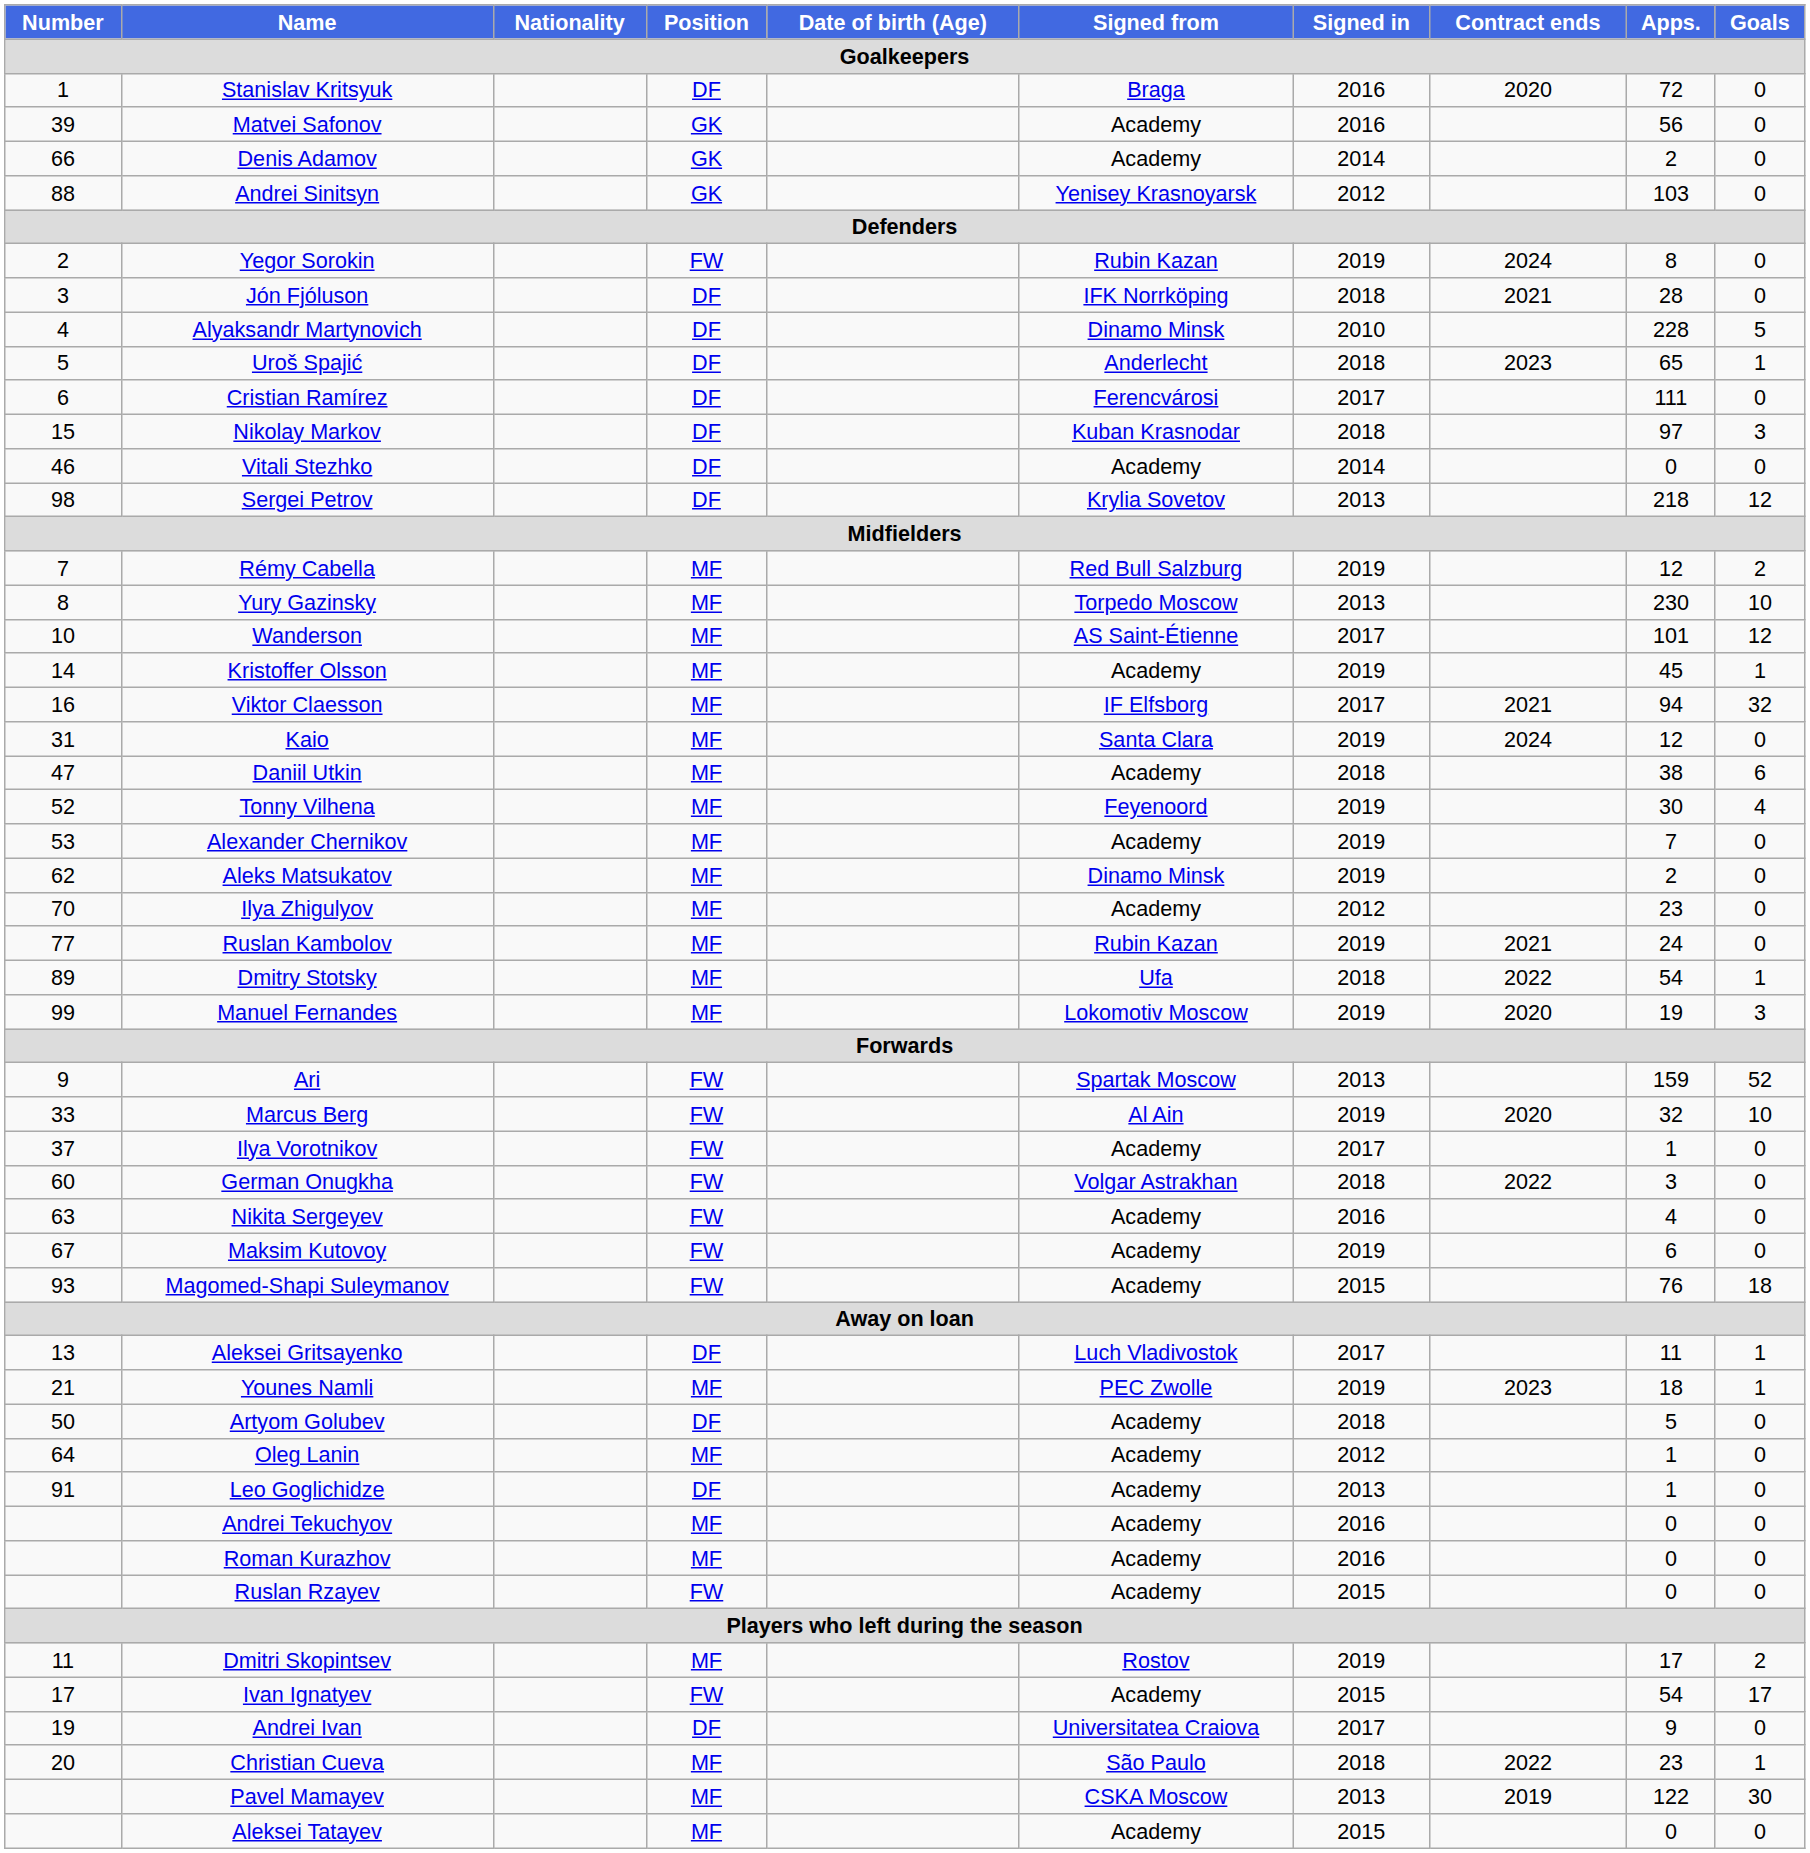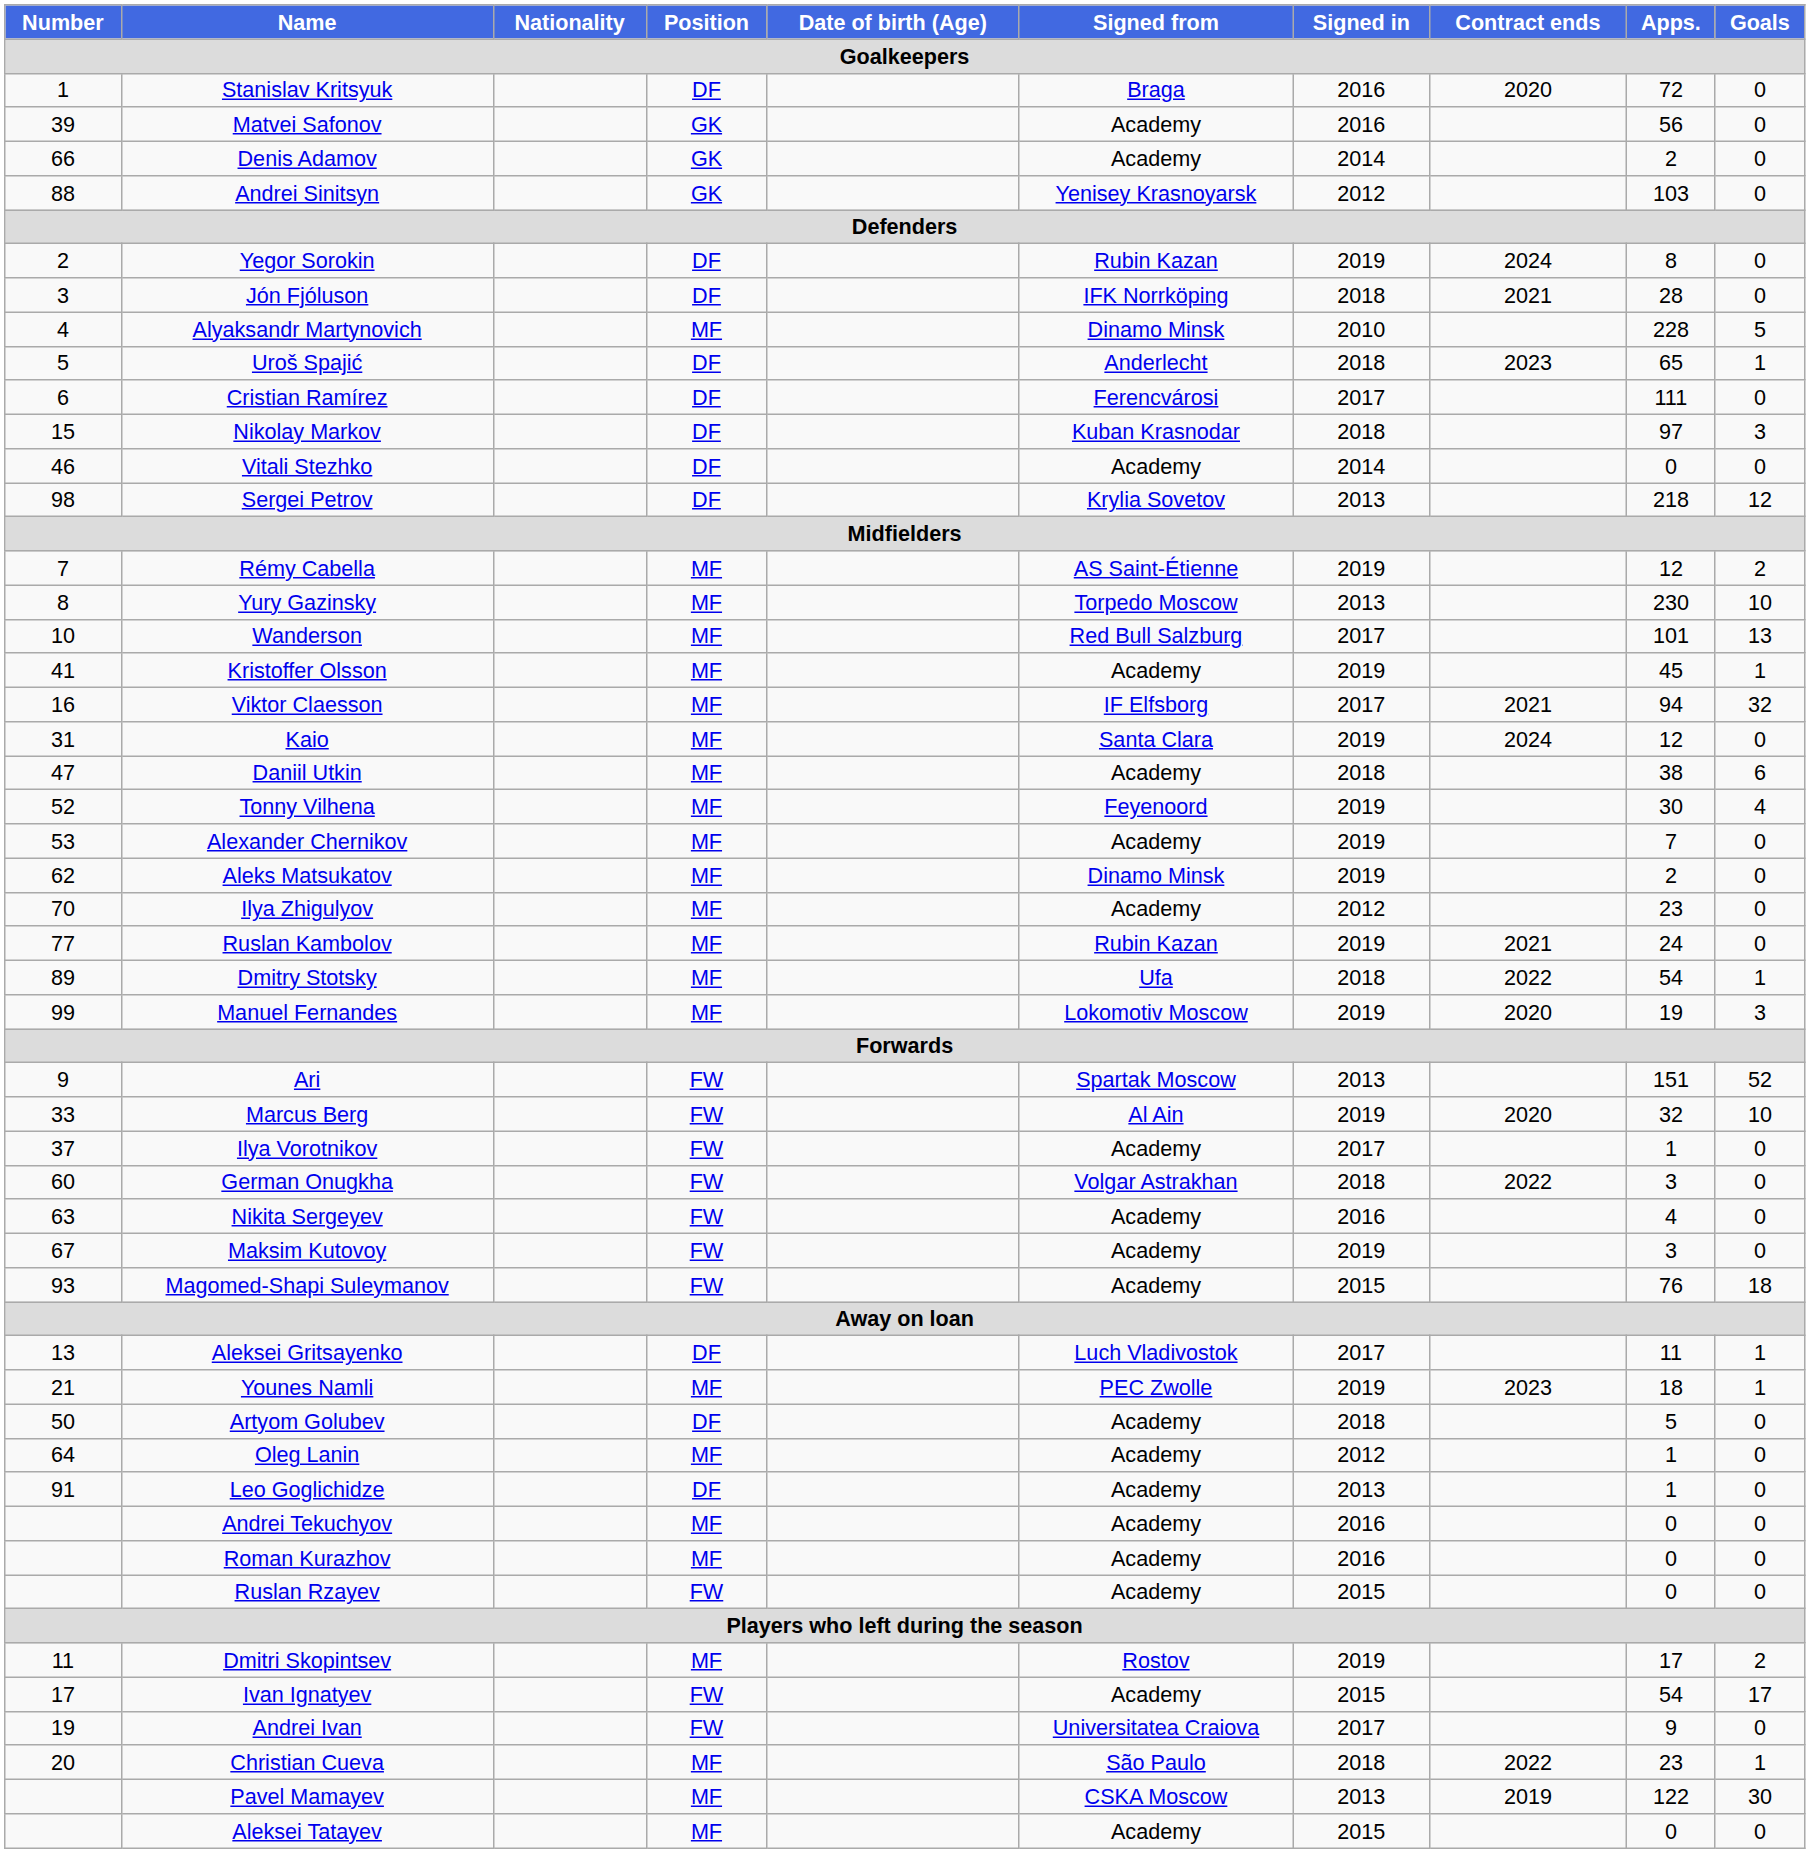(706, 261) FW -> (706, 261) DF
(706, 329) DF -> (706, 329) MF
(1156, 568) Red Bull Salzburg -> (1156, 568) AS Saint-Étienne
(1156, 636) AS Saint-Étienne -> (1156, 636) Red Bull Salzburg
(1760, 636) 12 -> (1760, 636) 13
(63, 671) 14 -> (63, 671) 41
(1671, 1080) 159 -> (1671, 1080) 151
(1671, 1251) 6 -> (1671, 1251) 3
(706, 1728) DF -> (706, 1728) FW
